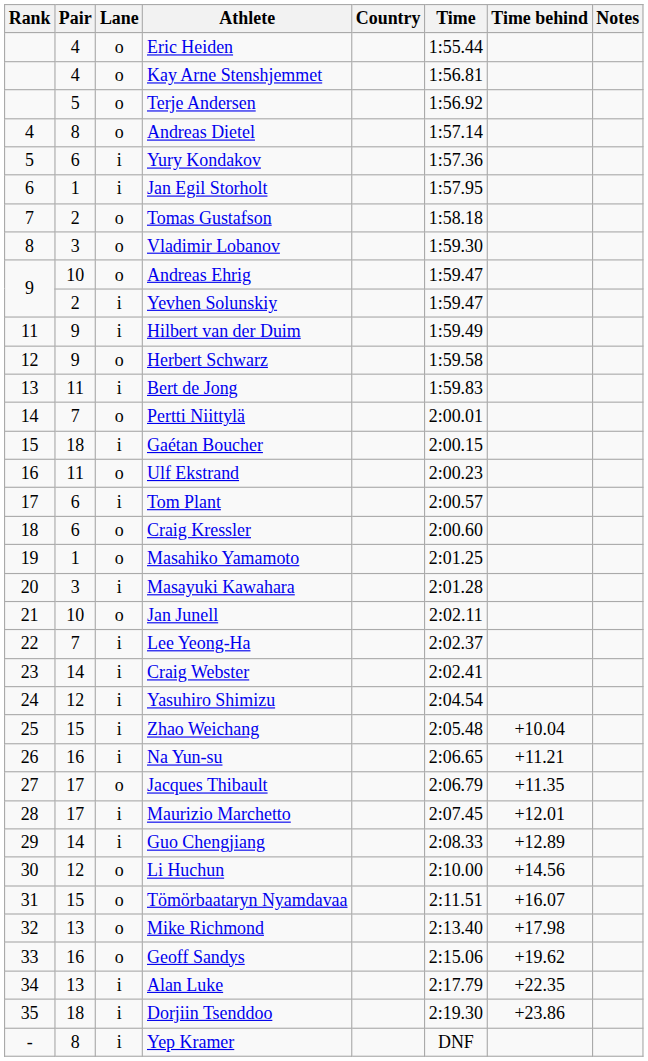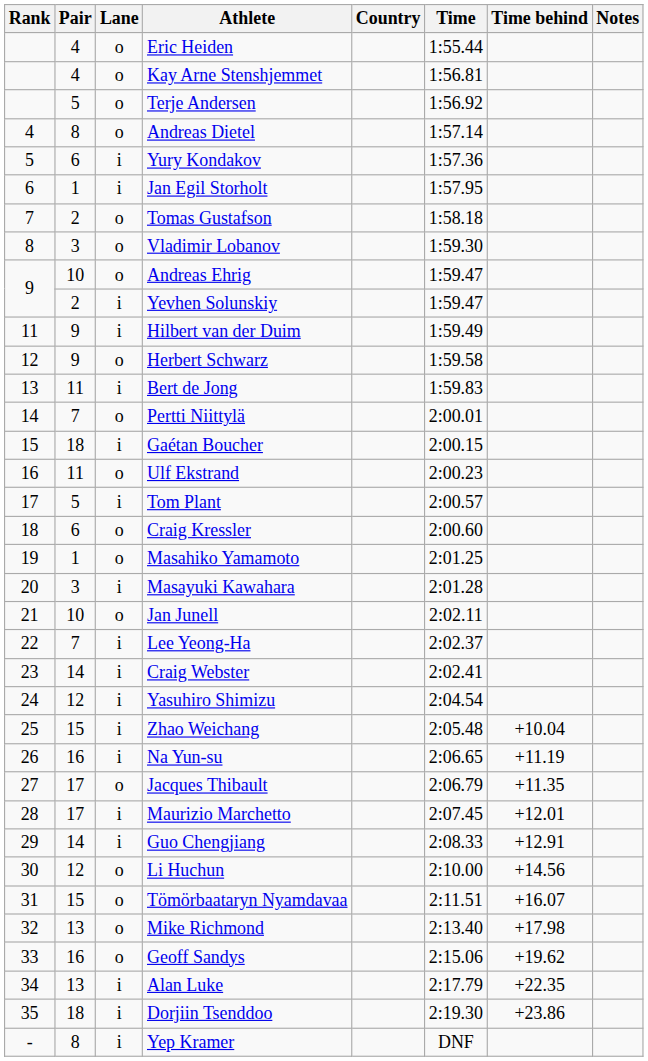(75, 501) 6 -> (75, 501) 5
(540, 757) +11.21 -> (540, 757) +11.19
(540, 842) +12.89 -> (540, 842) +12.91
